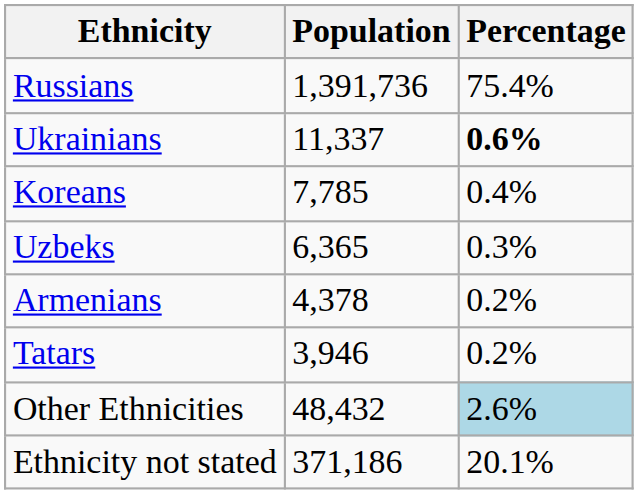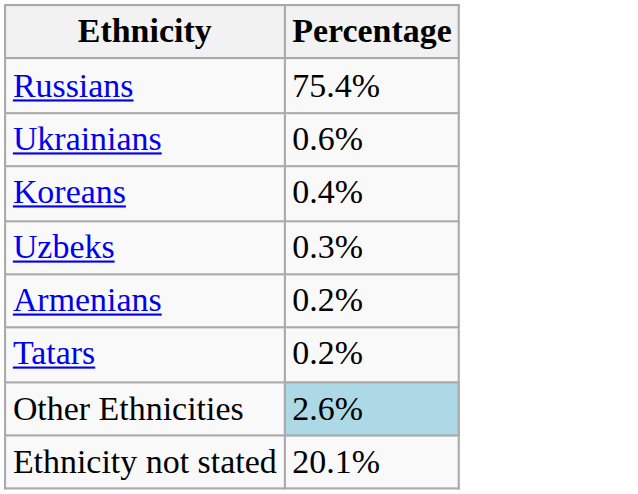- column: (371, 31)
(504, 138) bold -> (328, 138) normal
